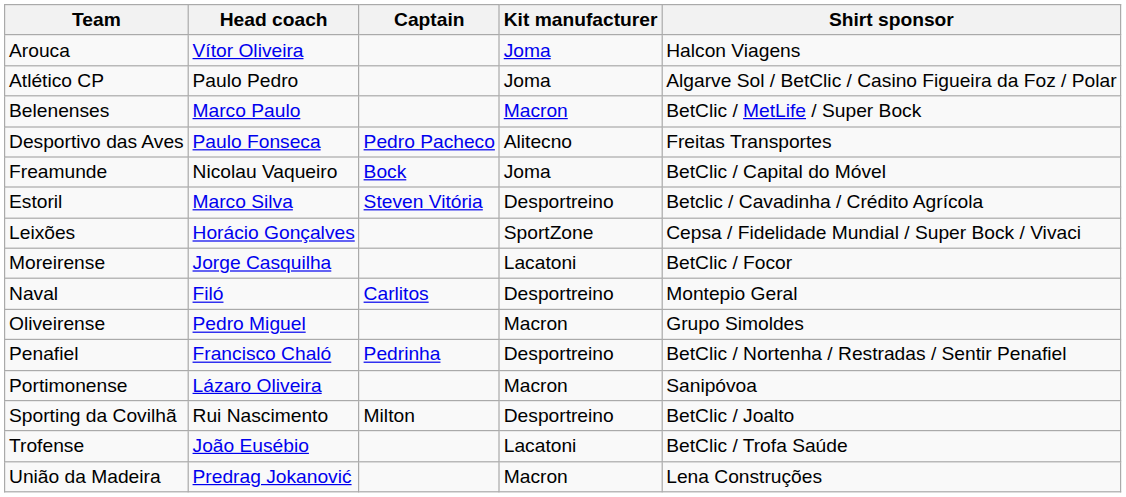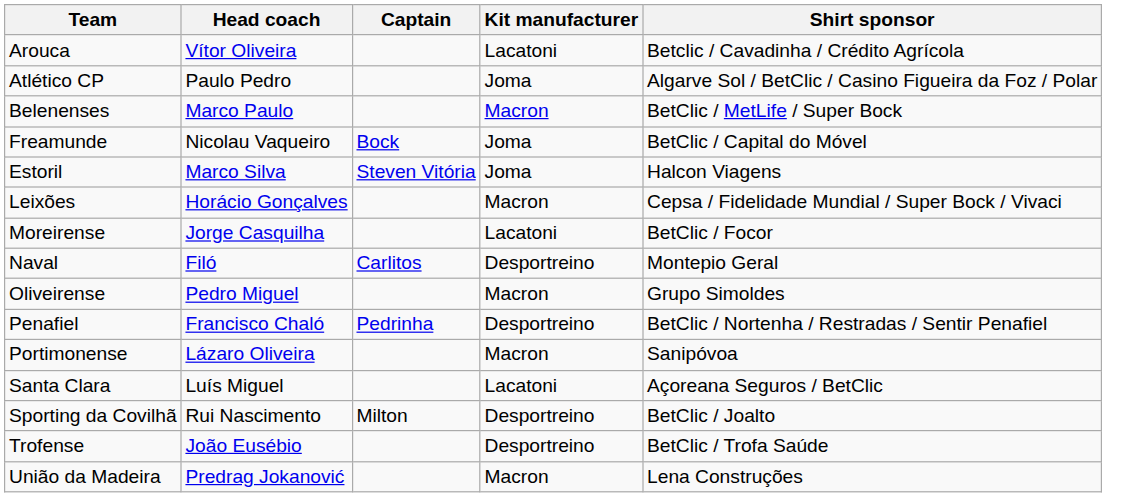(527, 50) Joma -> (521, 50) Lacatoni
(733, 50) Halcon Viagens -> (806, 50) Betclic / Cavadinha / Crédito Agrícola
- row: (96, 141)
(559, 202) Desportreino -> (508, 171) Joma
(825, 202) Betclic / Cavadinha / Crédito Agrícola -> (714, 171) Halcon Viagens
(549, 232) SportZone -> (517, 202) Macron
+ row: (60, 385)
(540, 446) Lacatoni -> (540, 446) Desportreino
